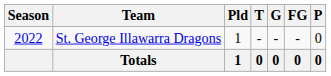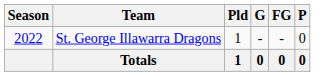- column: (259, 15)
